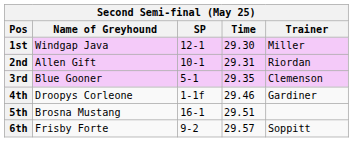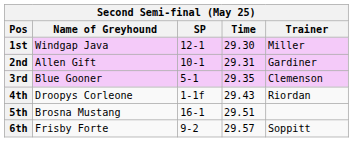(289, 62) Riordan -> (292, 62) Gardiner
(239, 95) 29.46 -> (239, 95) 29.43
(292, 95) Gardiner -> (289, 95) Riordan
